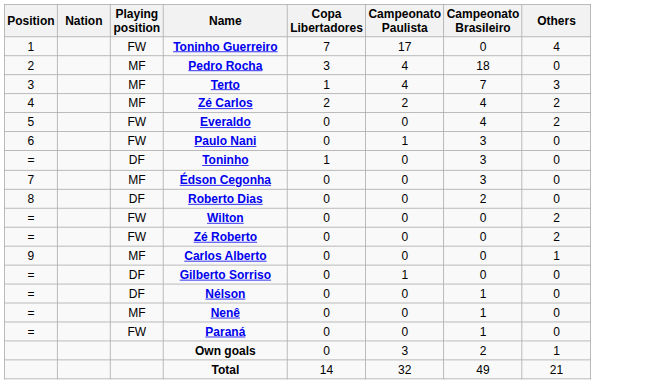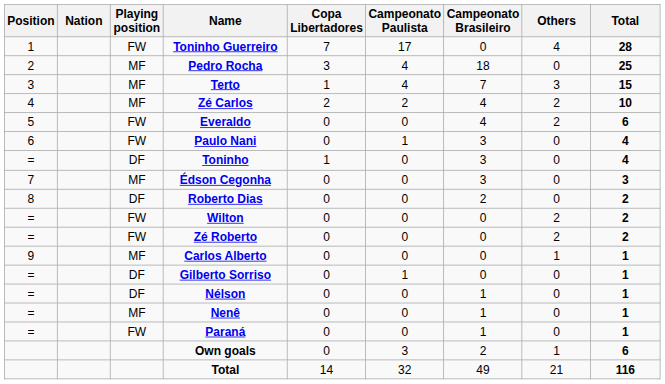+ column: (625, 21)
